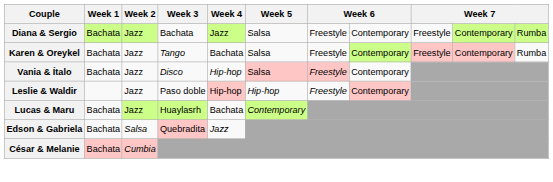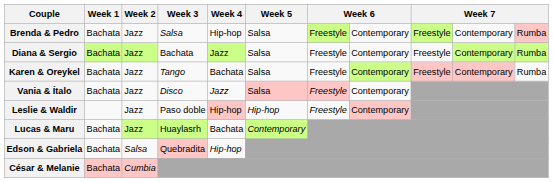+ row: (44, 33)
(226, 72) Hip-hop -> (219, 91) Jazz
(219, 130) Jazz -> (226, 149) Hip-hop
